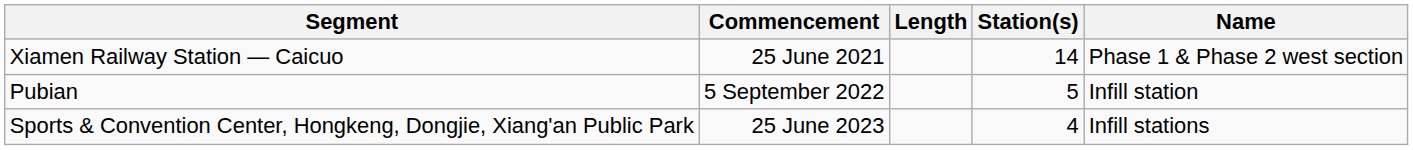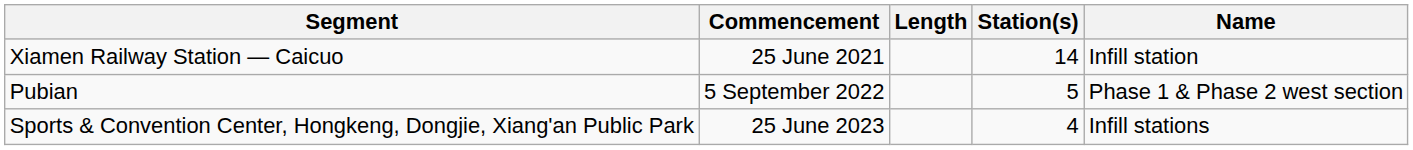(1246, 56) Phase 1 & Phase 2 west section -> (1144, 56) Infill station
(1144, 91) Infill station -> (1246, 91) Phase 1 & Phase 2 west section
